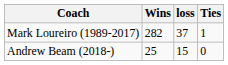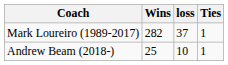(182, 51) 15 -> (182, 51) 10
(203, 51) 0 -> (203, 51) 1
